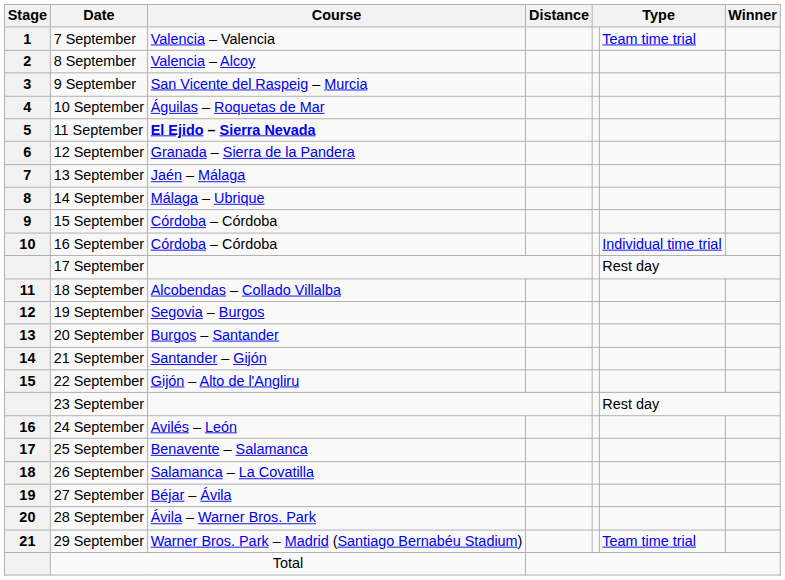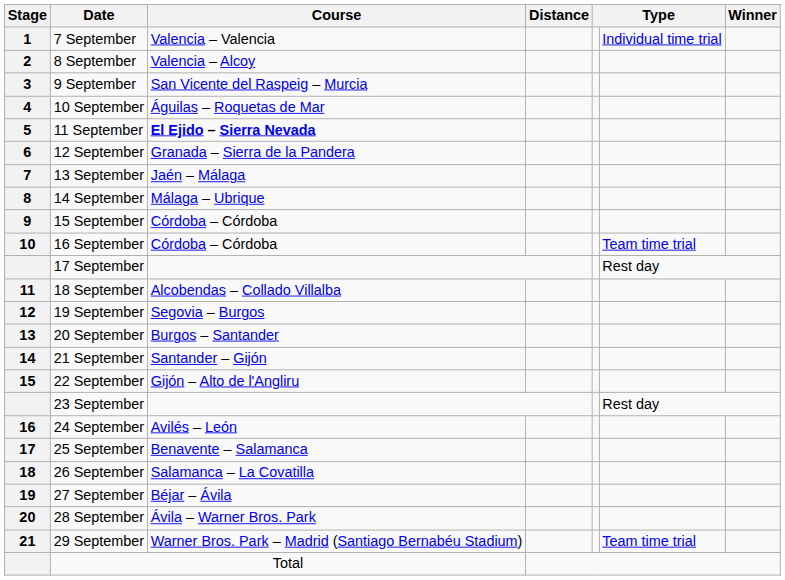(649, 38) Team time trial -> (662, 38) Individual time trial
(662, 244) Individual time trial -> (649, 244) Team time trial
